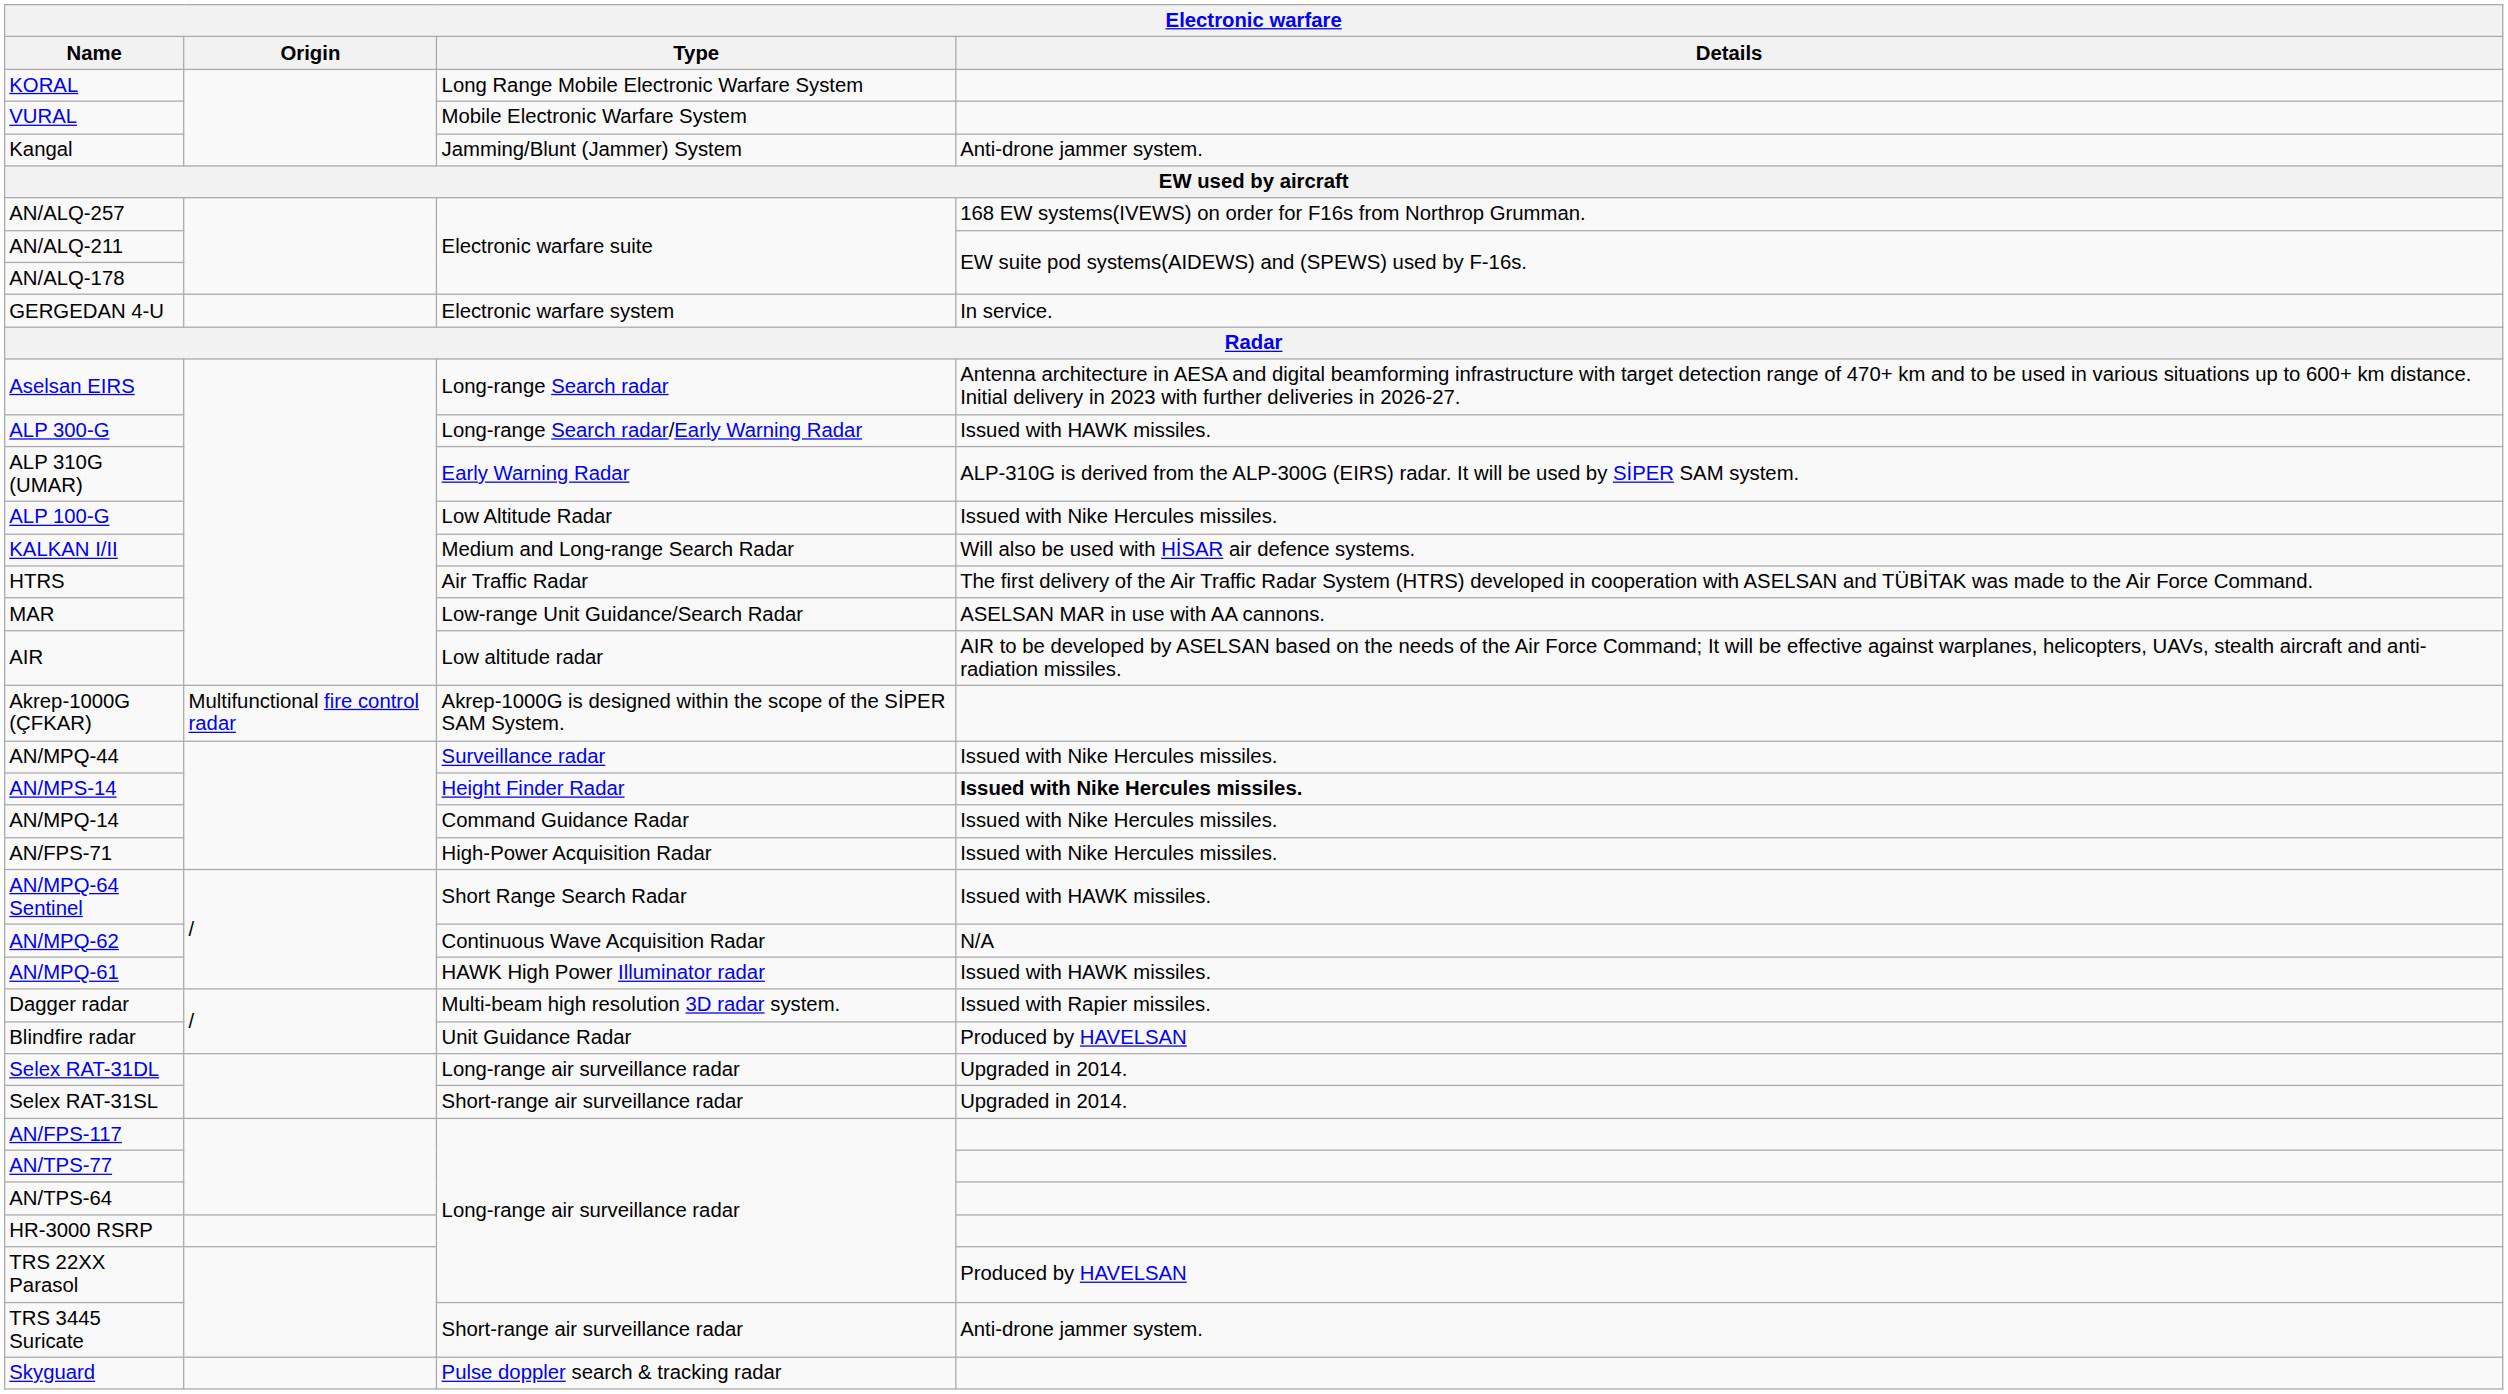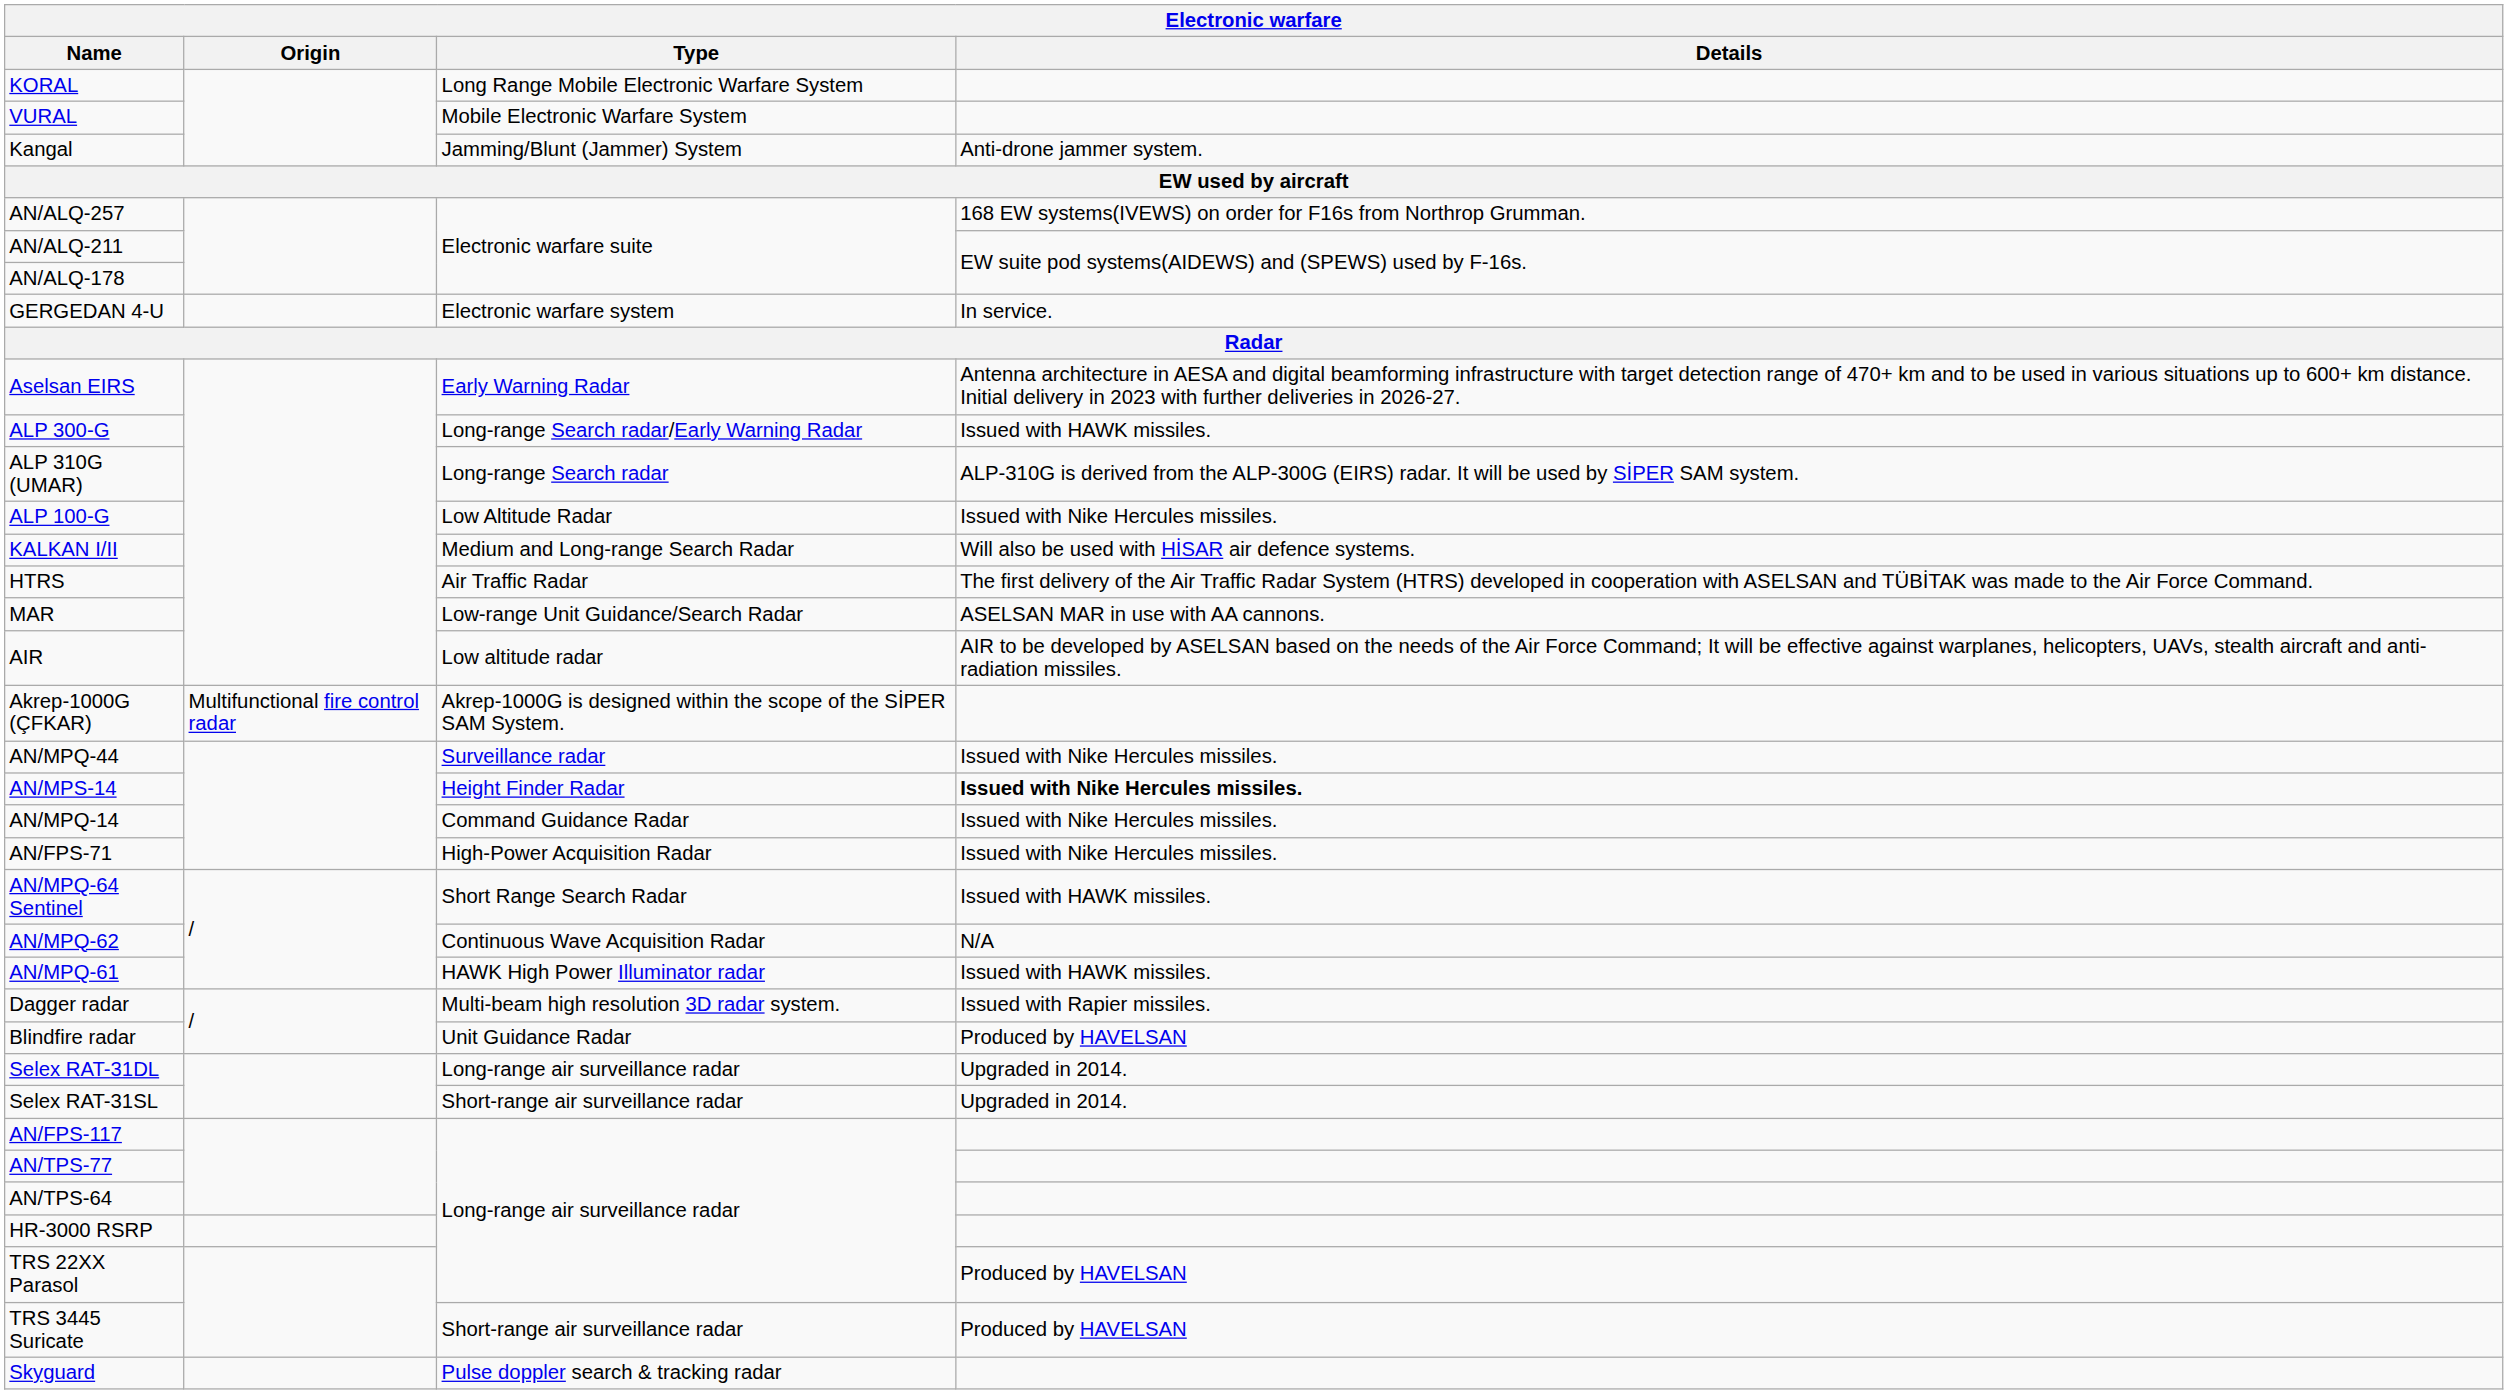(555, 386) Long-range Search radar -> (535, 386) Early Warning Radar
(535, 473) Early Warning Radar -> (555, 473) Long-range Search radar
(1082, 1329) Anti-drone jammer system. -> (1073, 1329) Produced by HAVELSAN
